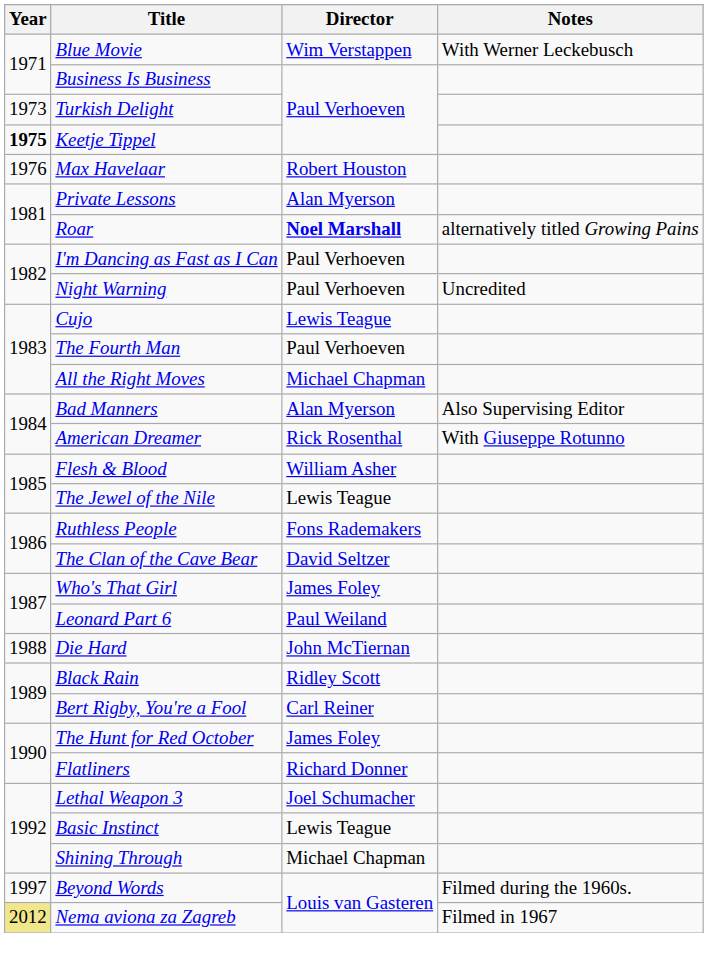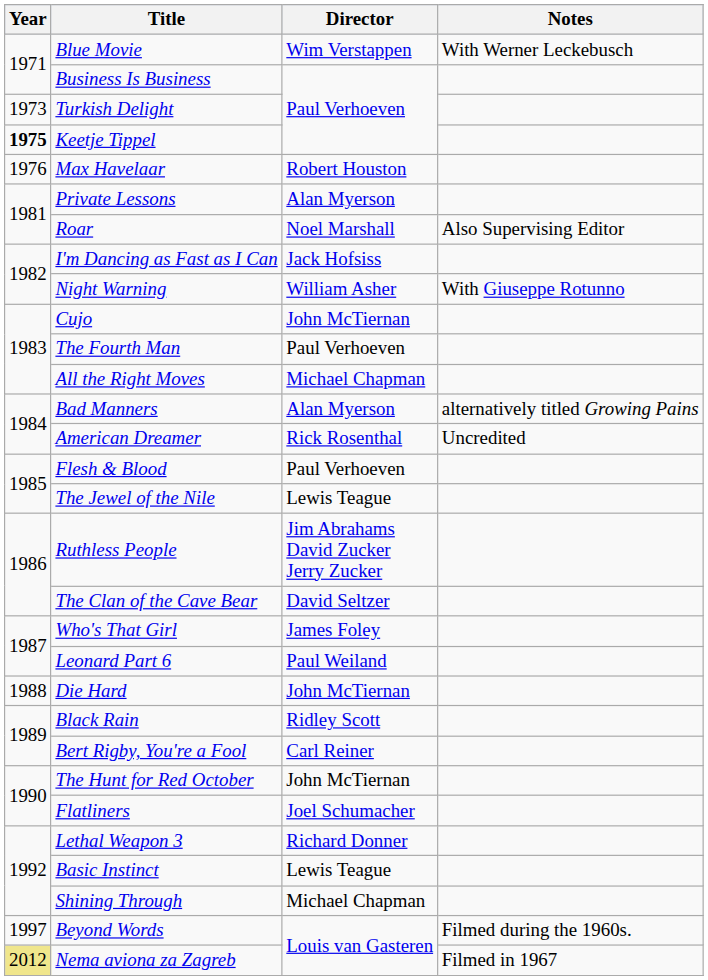(344, 229) bold -> (341, 229) normal
(570, 229) alternatively titled Growing Pains -> (533, 229) Also Supervising Editor
(346, 259) Paul Verhoeven -> (334, 259) Jack Hofsiss
(346, 288) Paul Verhoeven -> (341, 288) William Asher
(484, 288) Uncredited -> (533, 288) With Giuseppe Rotunno
(339, 318) Lewis Teague -> (348, 318) John McTiernan
(533, 408) Also Supervising Editor -> (570, 408) alternatively titled Growing Pains
(533, 438) With Giuseppe Rotunno -> (484, 438) Uncredited
(341, 468) William Asher -> (346, 468) Paul Verhoeven
(354, 528) Fons Rademakers -> (341, 549) Jim Abrahams David Zucker Jerry Zucker
(333, 738) James Foley -> (348, 780) John McTiernan
(347, 768) Richard Donner -> (351, 810) Joel Schumacher
(351, 797) Joel Schumacher -> (347, 840) Richard Donner
